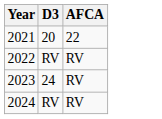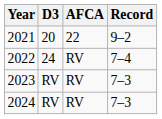+ column: (132, 15)
(50, 59) RV -> (48, 59) 24
(48, 80) 24 -> (50, 80) RV
